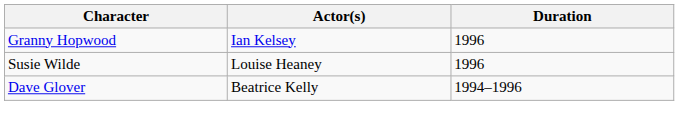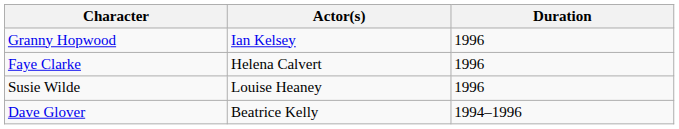+ row: (44, 64)
